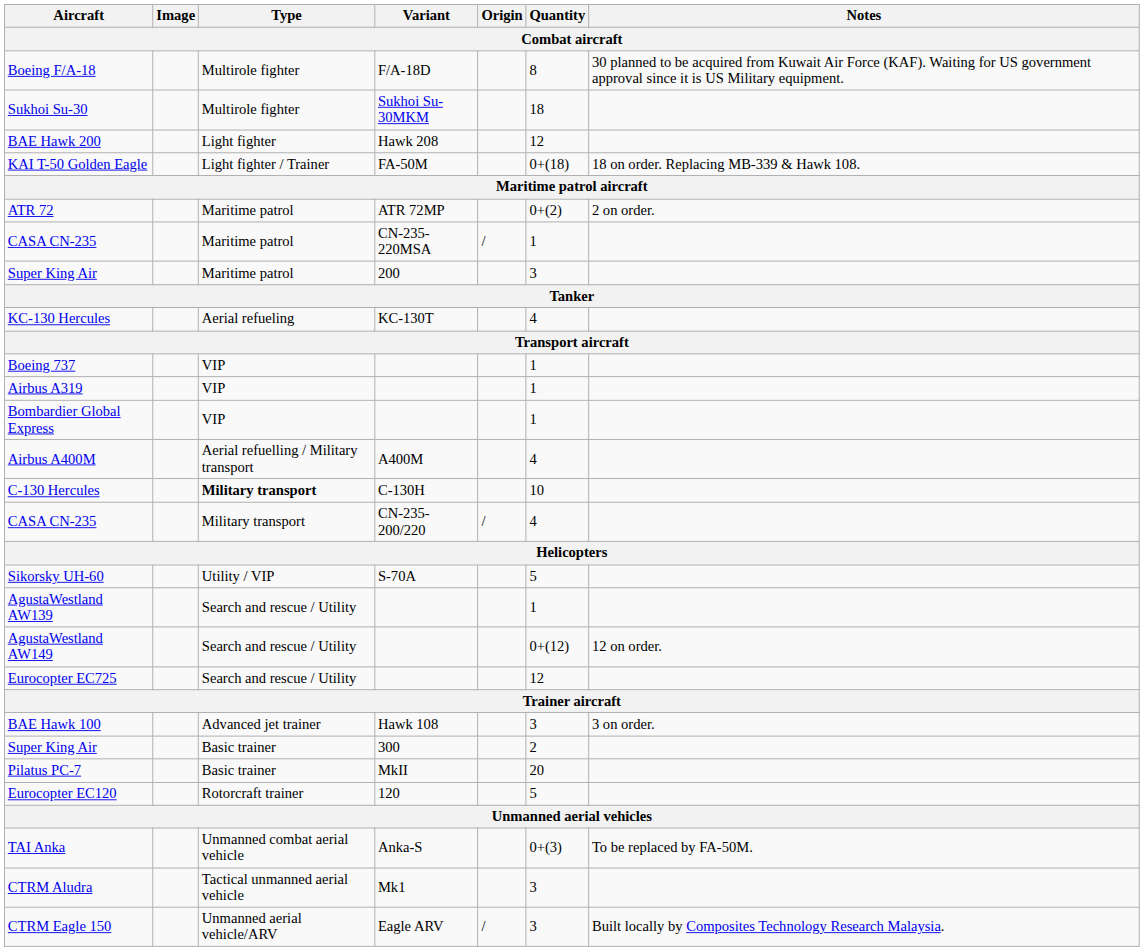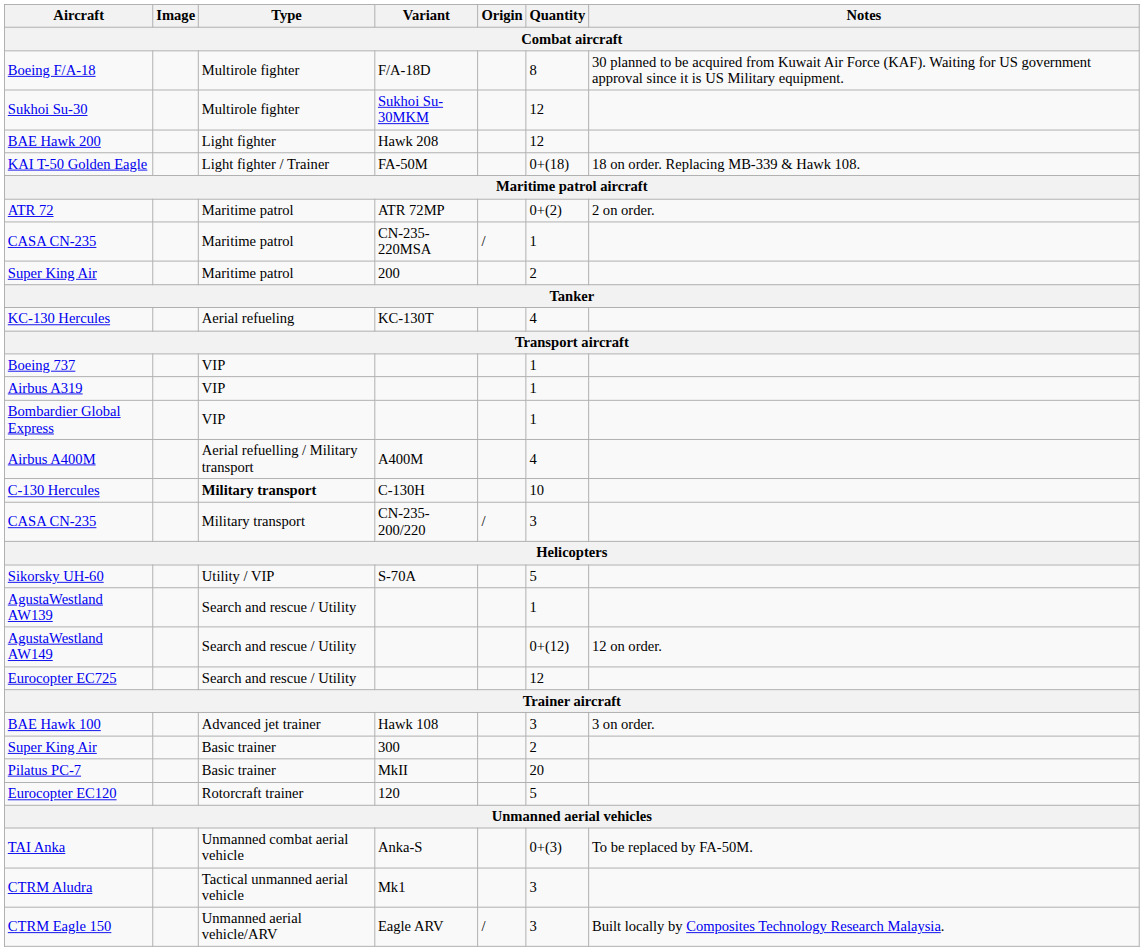(537, 109) 18 -> (537, 109) 12
(533, 273) 3 -> (533, 273) 2
(533, 521) 4 -> (533, 521) 3
